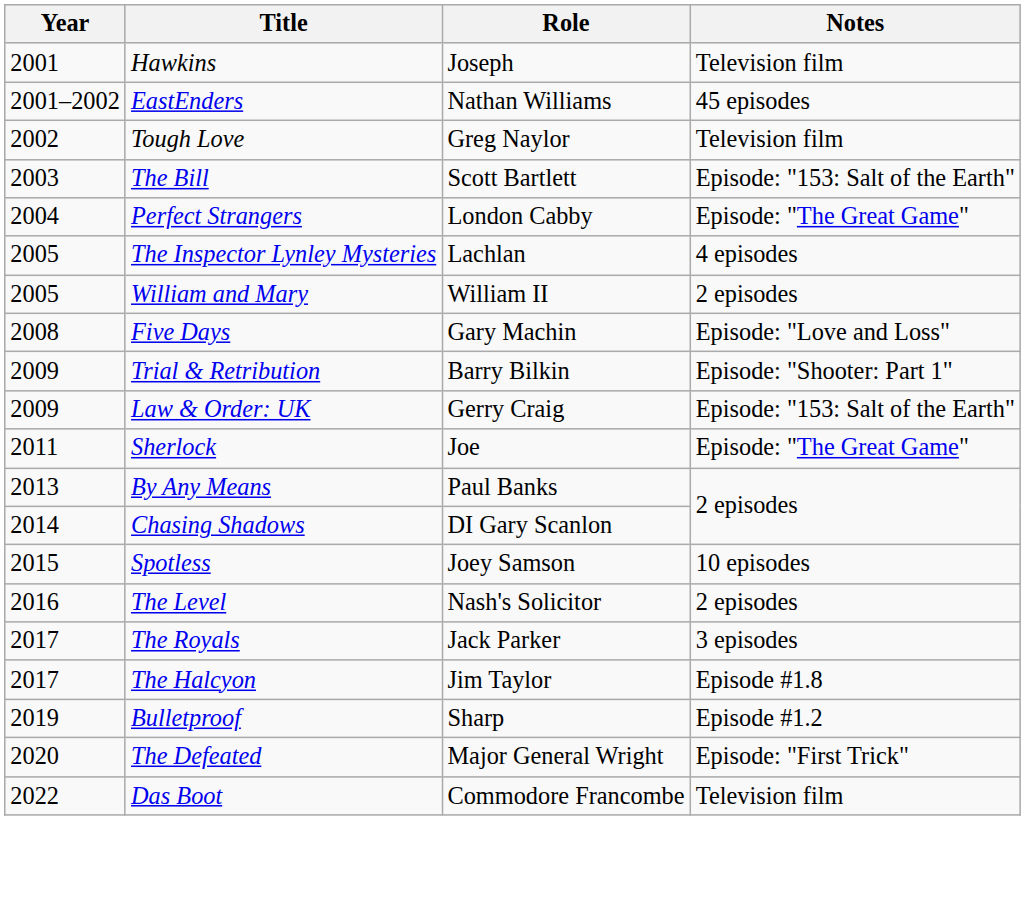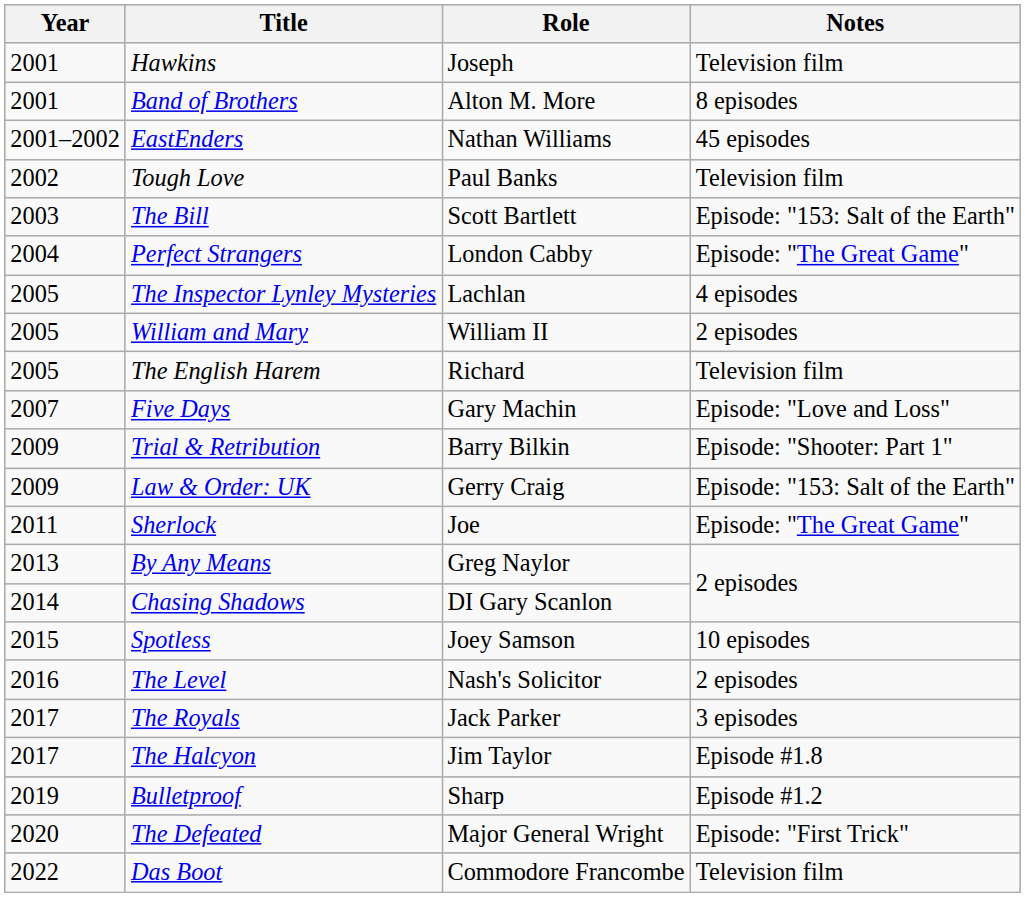+ row: (214, 100)
(509, 139) Greg Naylor -> (503, 178) Paul Banks
+ row: (226, 370)
(35, 332) 2008 -> (35, 409) 2007
(503, 486) Paul Banks -> (509, 563) Greg Naylor
